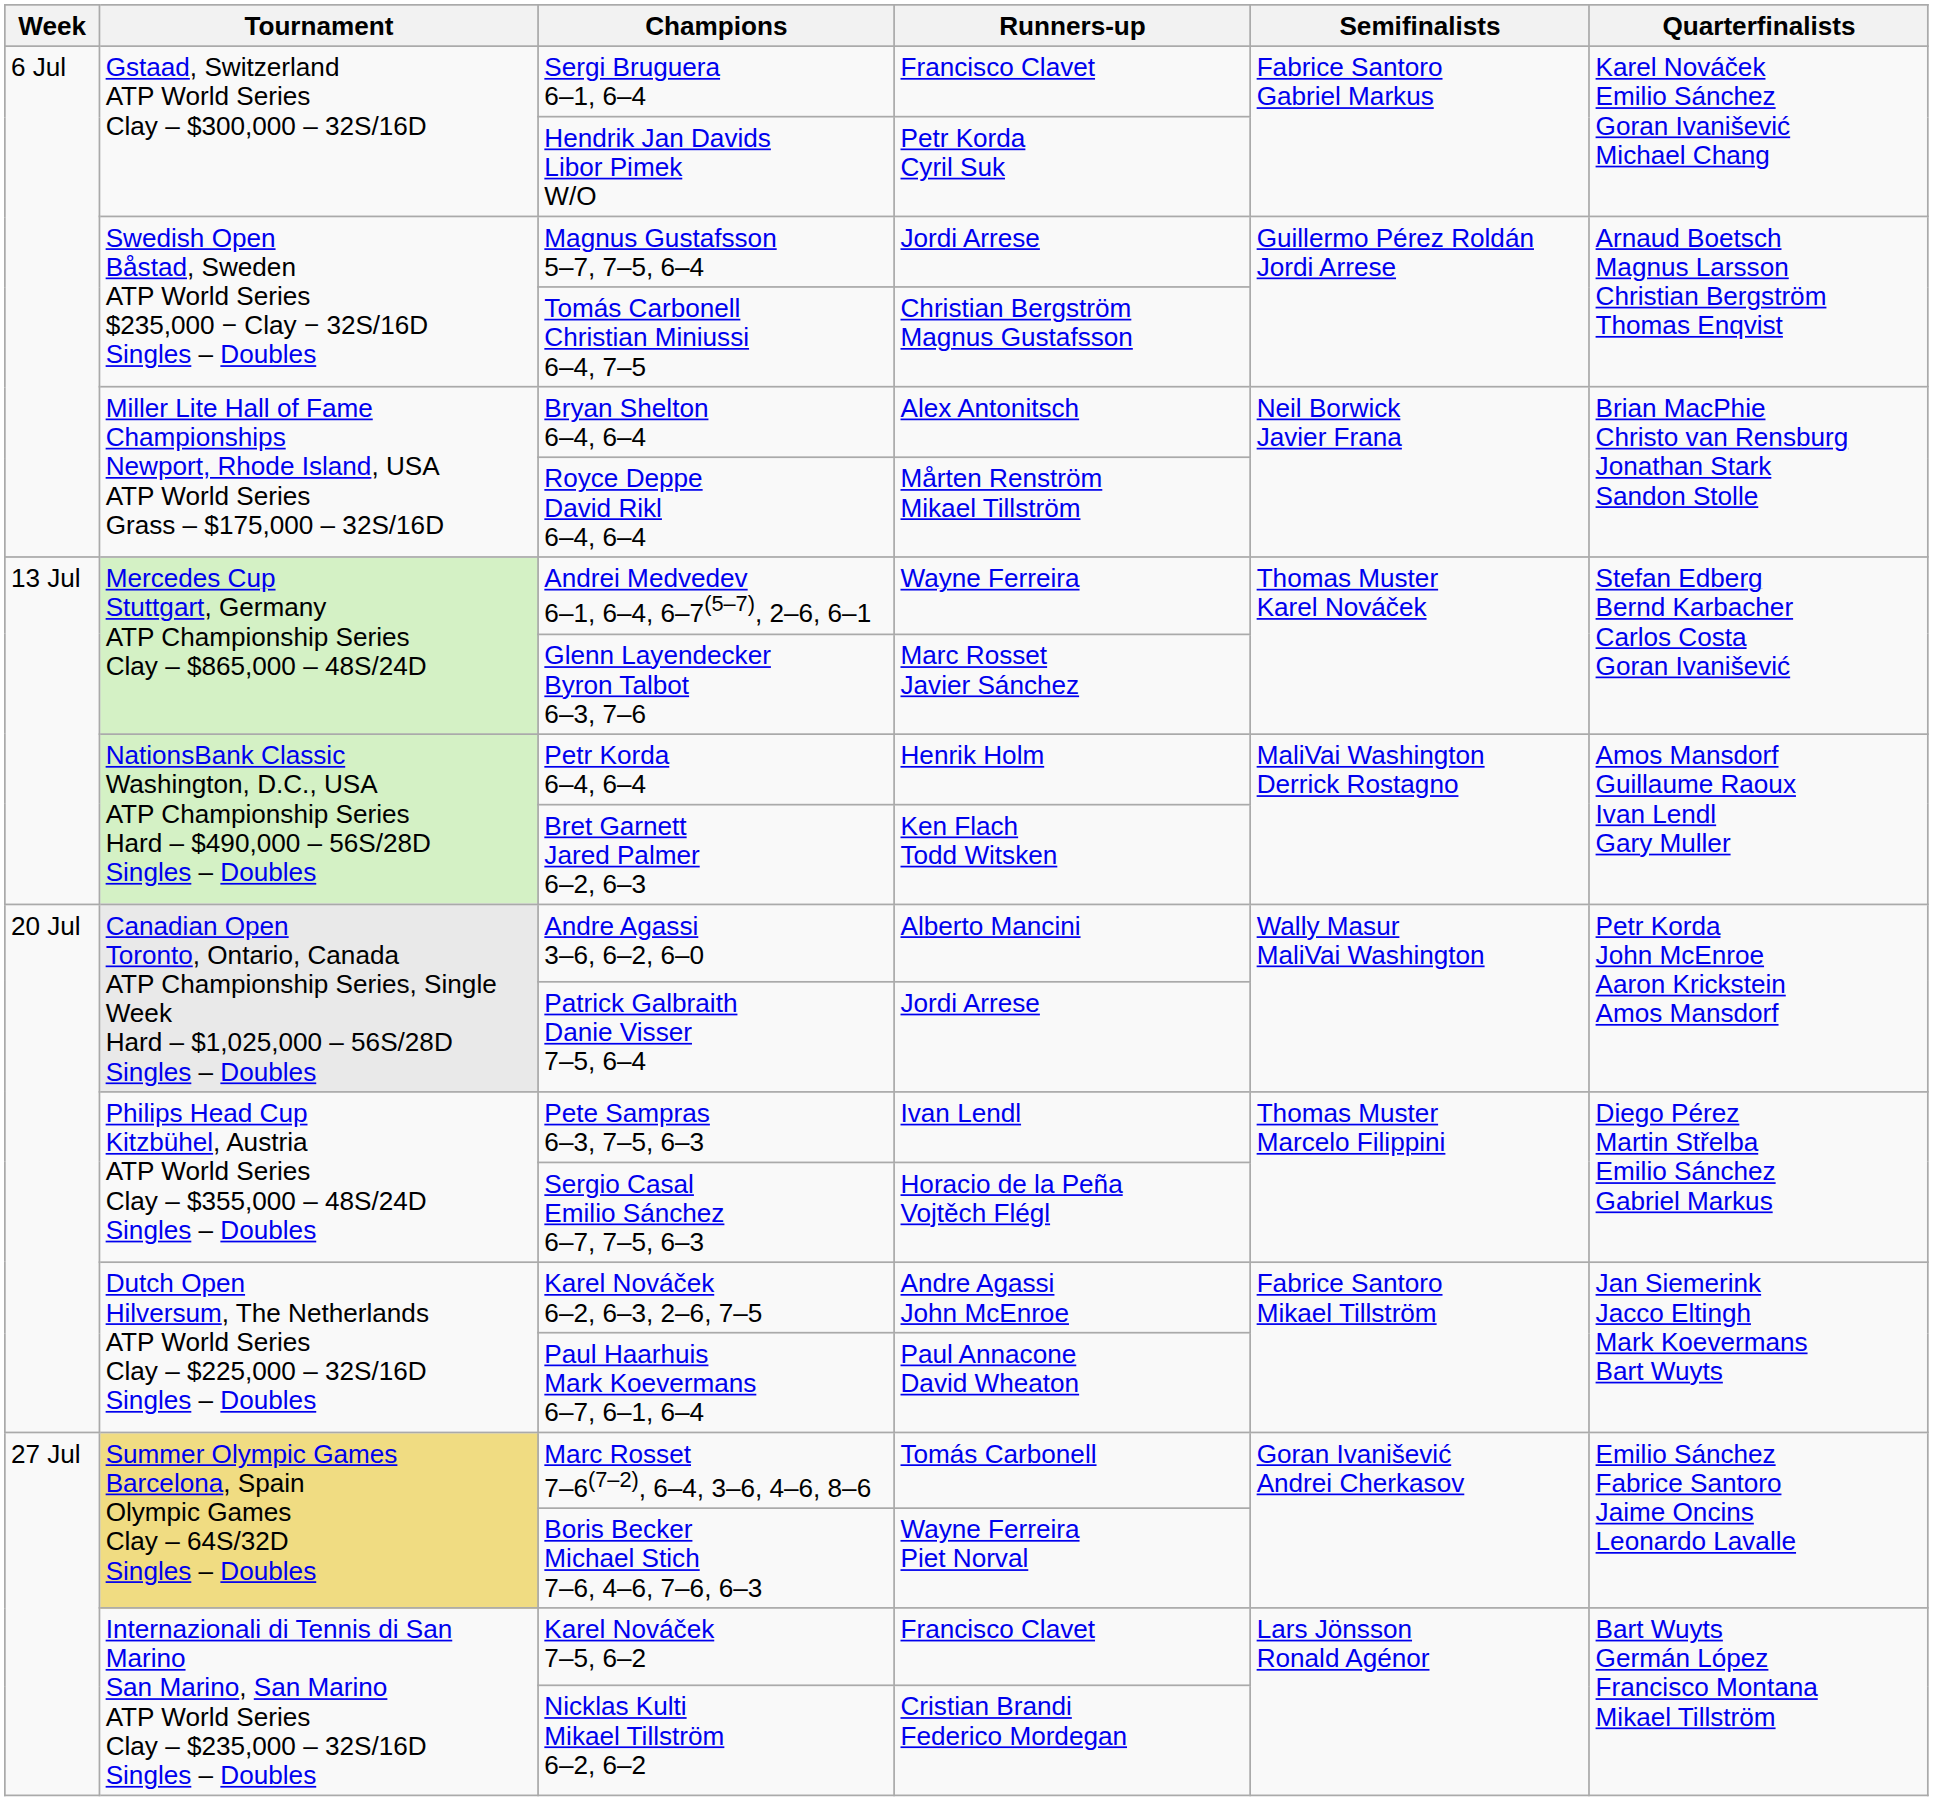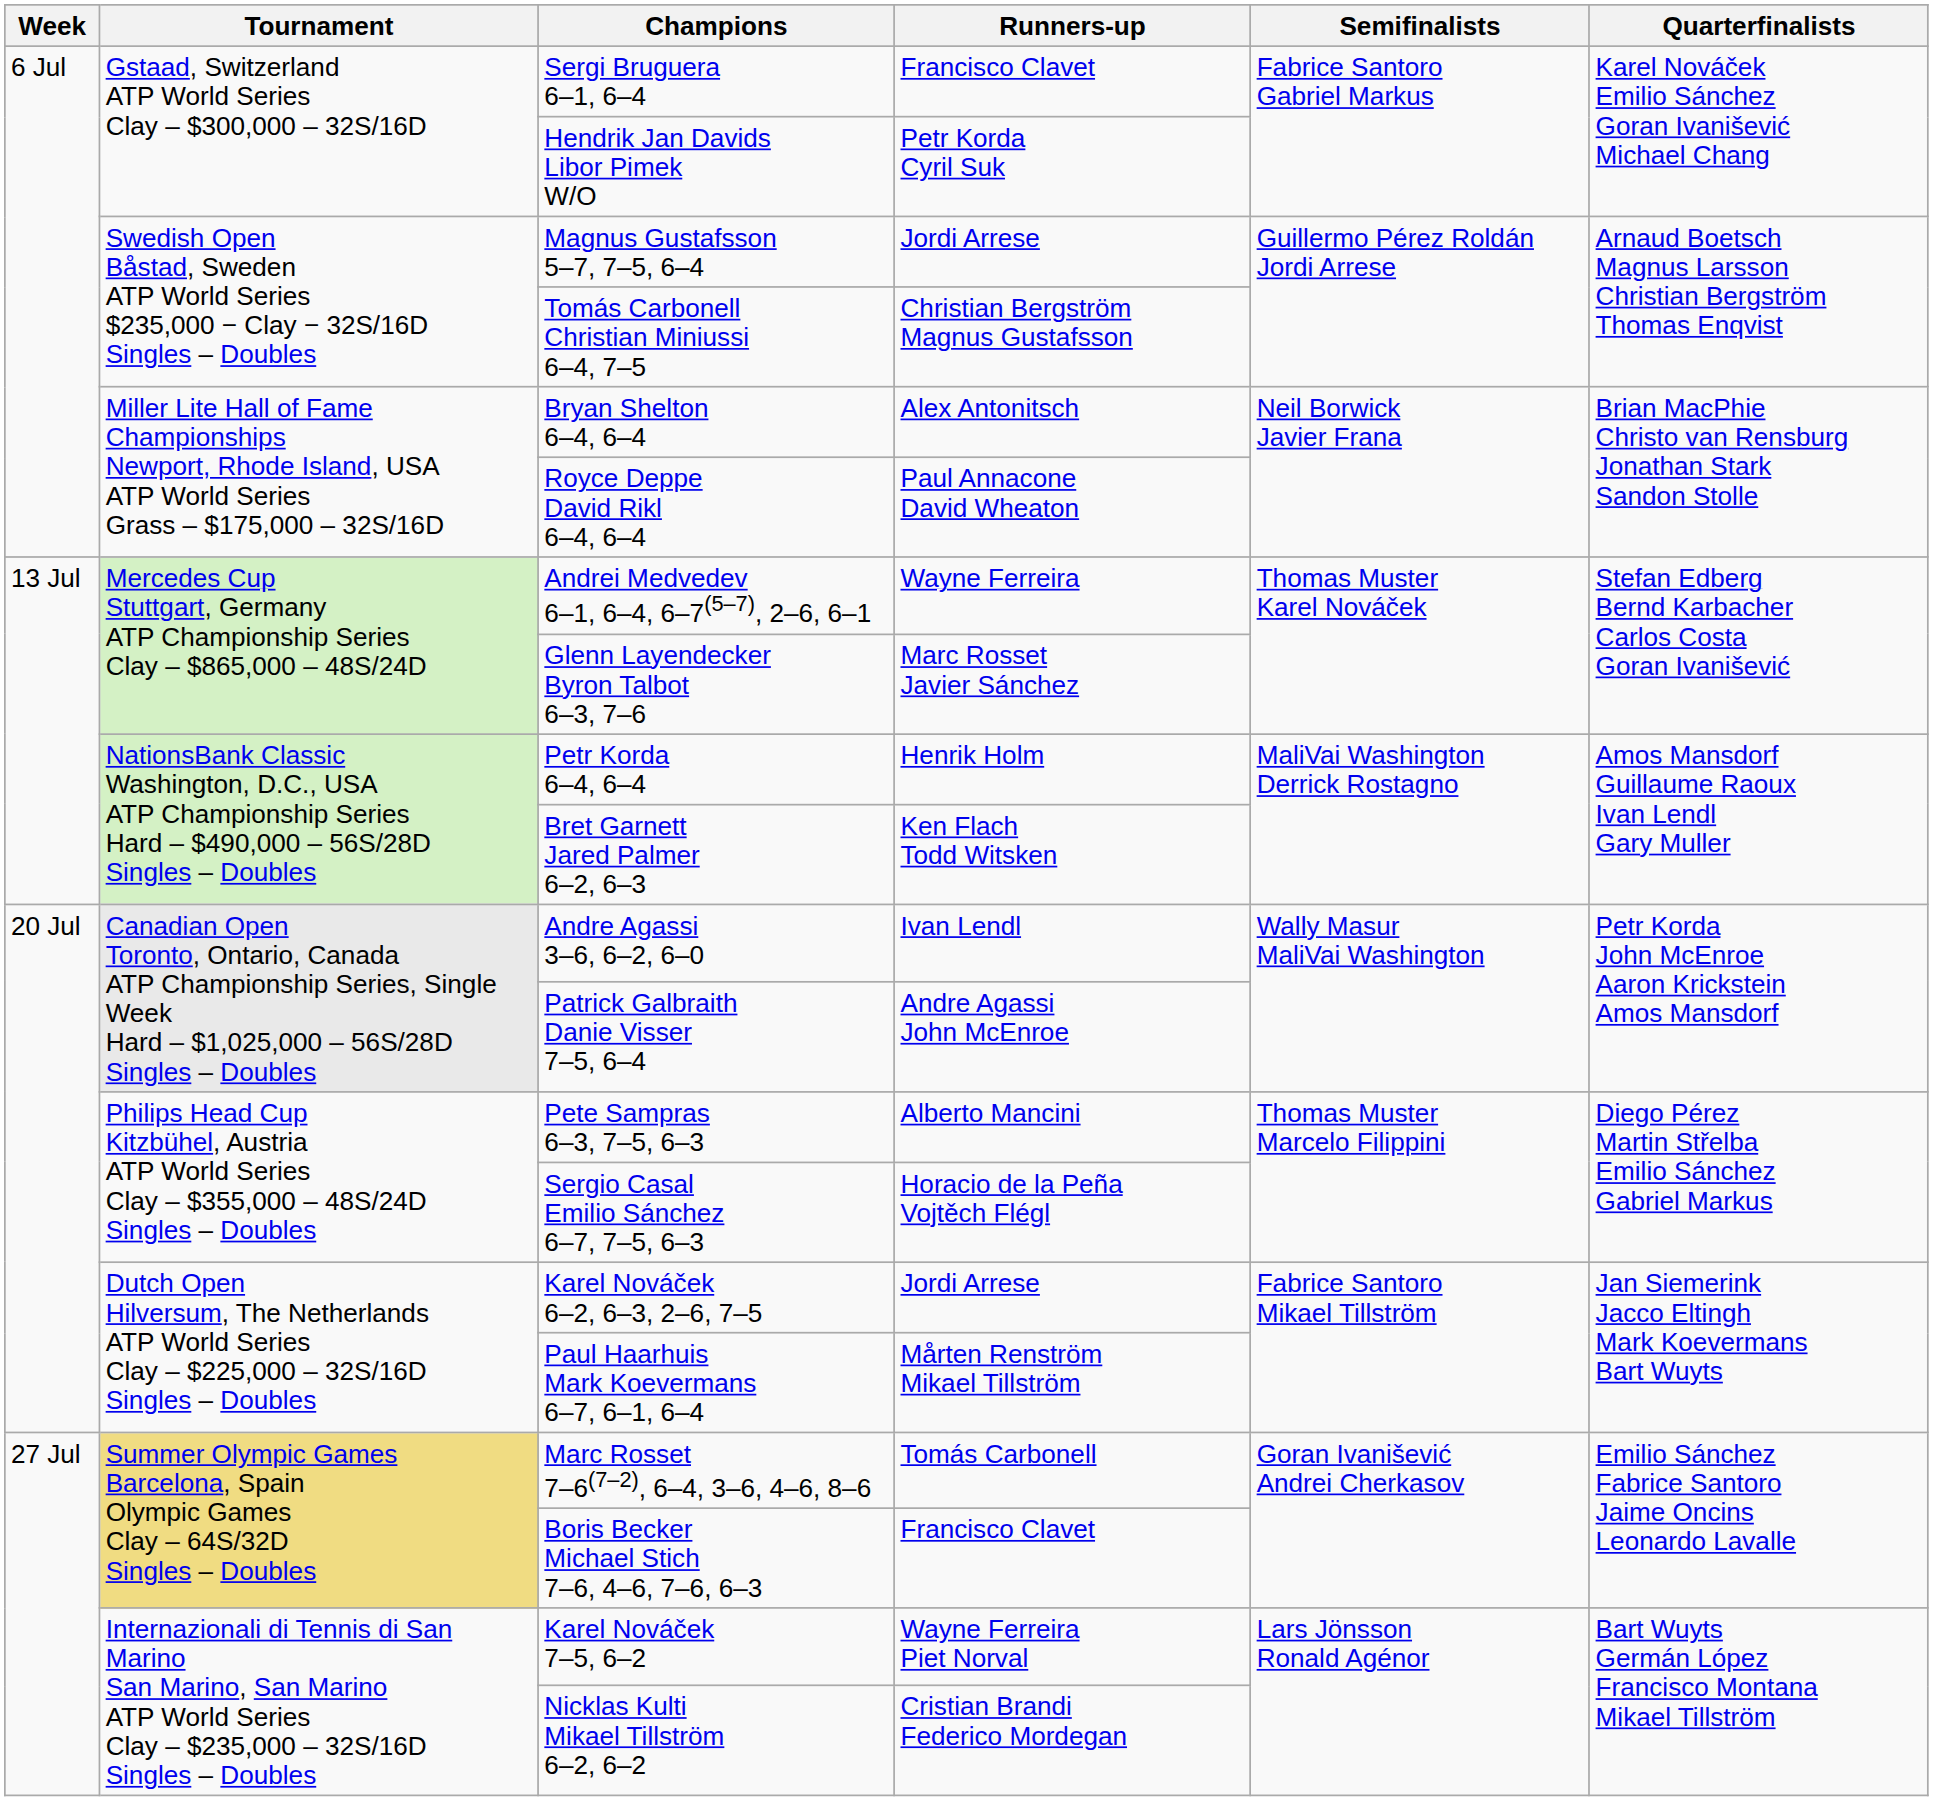(1001, 493) Mårten Renström Mikael Tillström -> (990, 493) Paul Annacone David Wheaton
(991, 925) Alberto Mancini -> (961, 925) Ivan Lendl
(970, 1003) Jordi Arrese -> (985, 1017) Andre Agassi John McEnroe
(961, 1112) Ivan Lendl -> (991, 1112) Alberto Mancini
(985, 1298) Andre Agassi John McEnroe -> (970, 1283) Jordi Arrese
(990, 1368) Paul Annacone David Wheaton -> (1001, 1368) Mårten Renström Mikael Tillström
(990, 1544) Wayne Ferreira Piet Norval -> (998, 1529) Francisco Clavet
(998, 1629) Francisco Clavet -> (990, 1644) Wayne Ferreira Piet Norval
